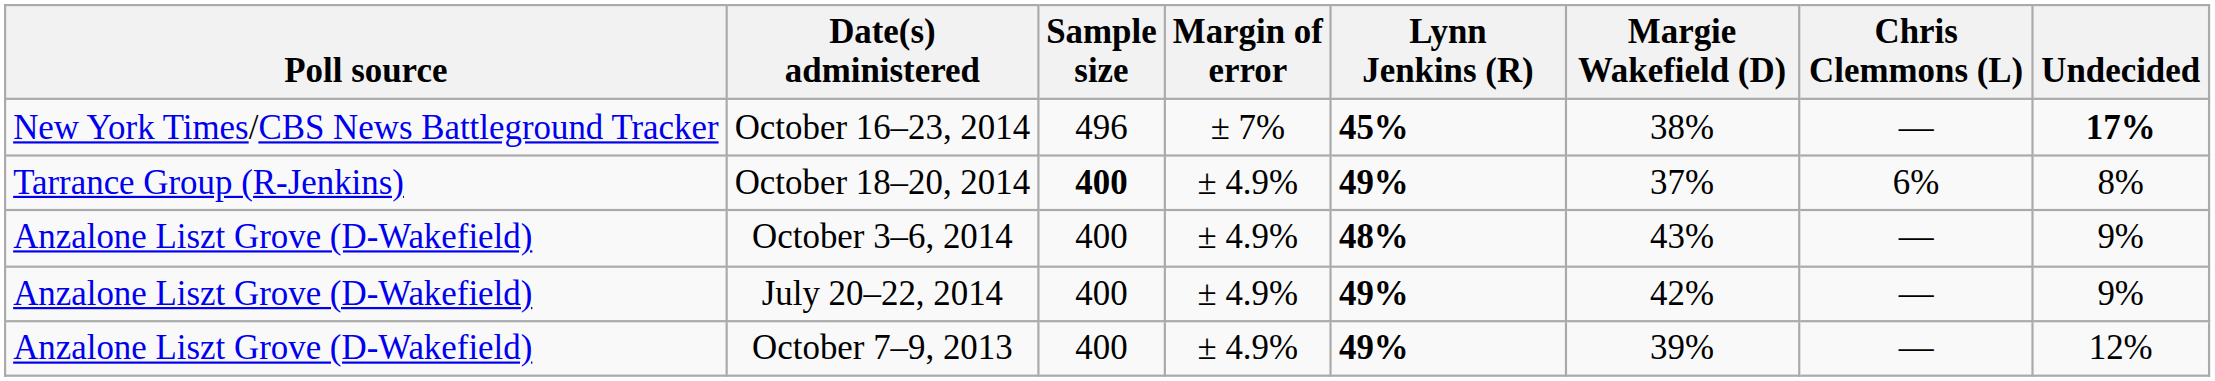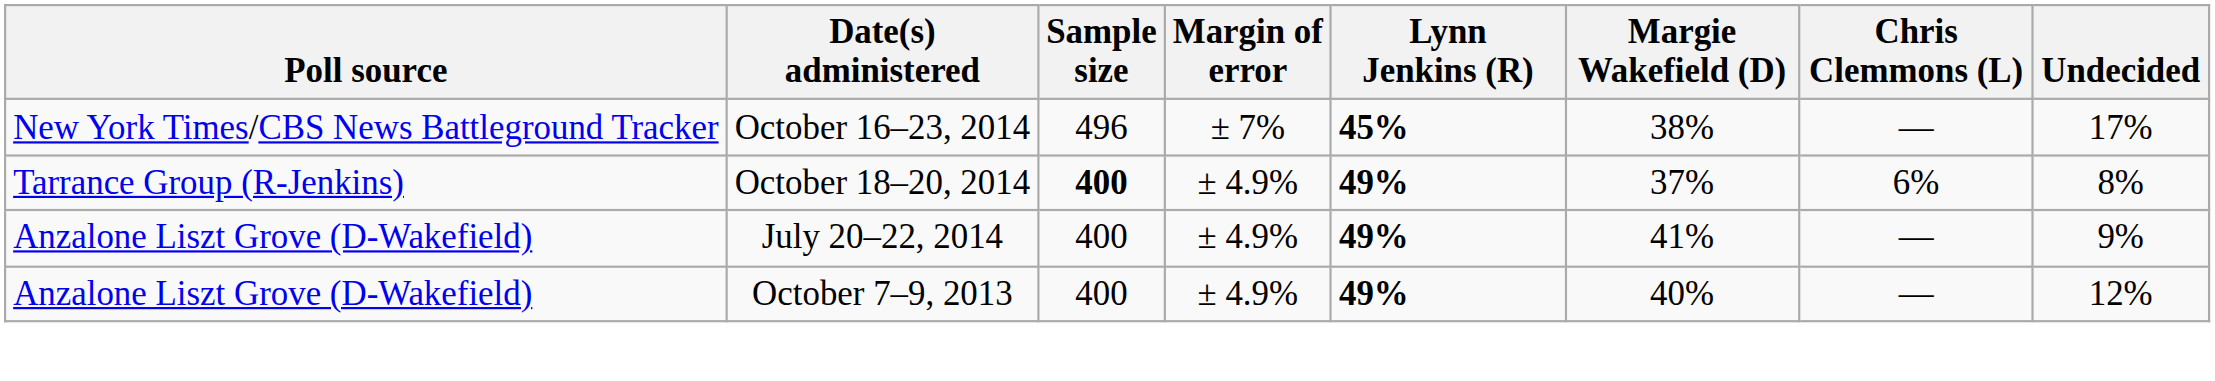(2121, 126) bold -> (2121, 126) normal
- row: (882, 237)
(1682, 292) 42% -> (1682, 237) 41%
(1682, 347) 39% -> (1682, 292) 40%
